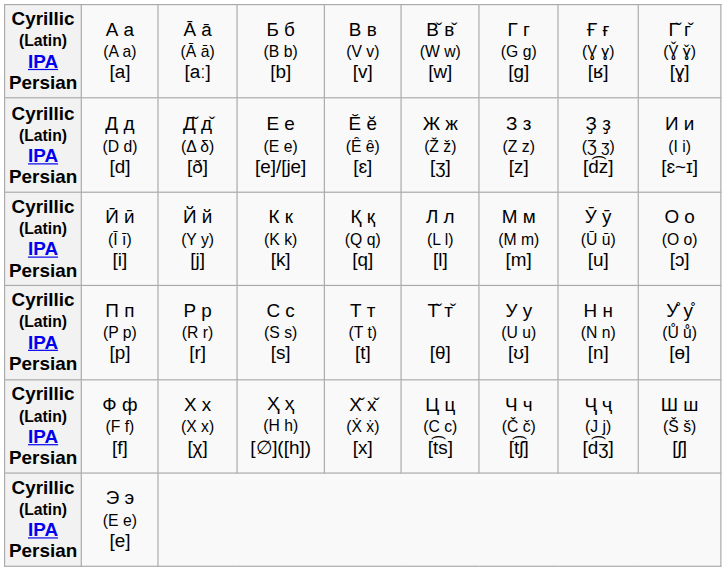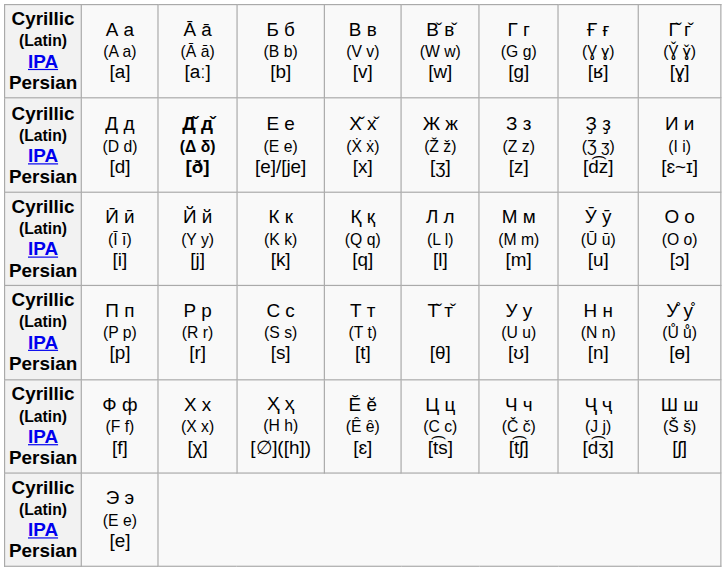(198, 144) normal -> (198, 144) bold
(363, 144) Ӗ ӗ (Ȇ ȇ) [ɛ] -> (363, 144) Х̌ х̌ (Ẋ ẋ) [x]
(363, 425) Х̌ х̌ (Ẋ ẋ) [x] -> (363, 425) Ӗ ӗ (Ȇ ȇ) [ɛ]
